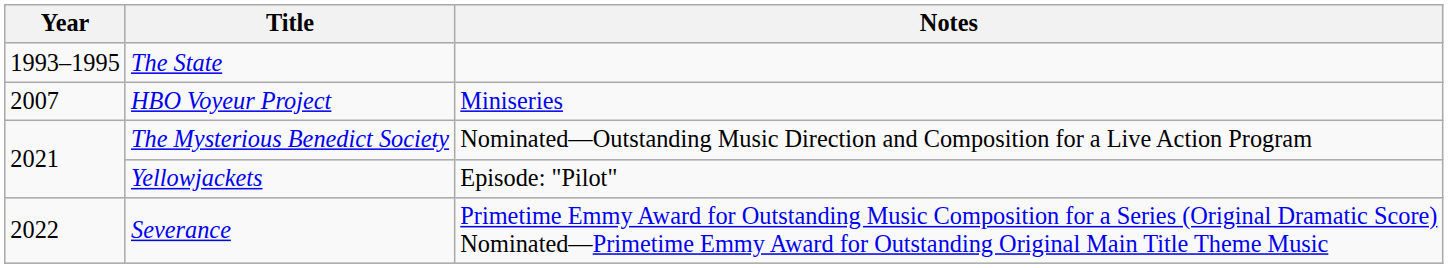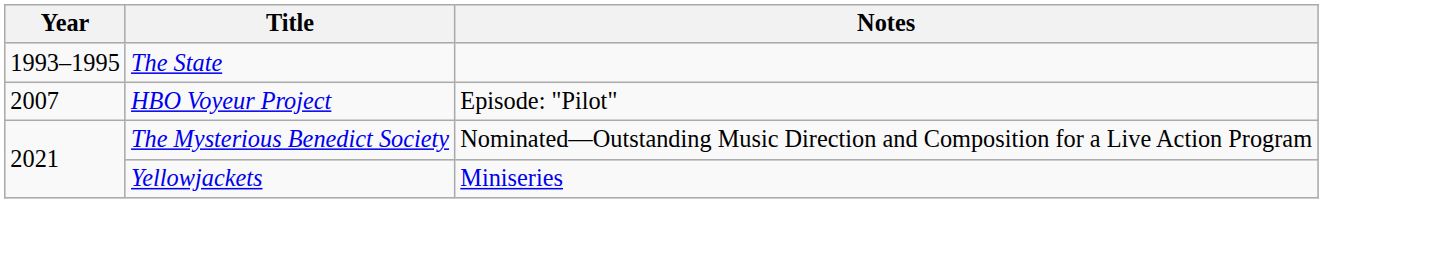(512, 100) Miniseries -> (539, 100) Episode: "Pilot"
(539, 178) Episode: "Pilot" -> (512, 178) Miniseries
- row: (181, 230)
